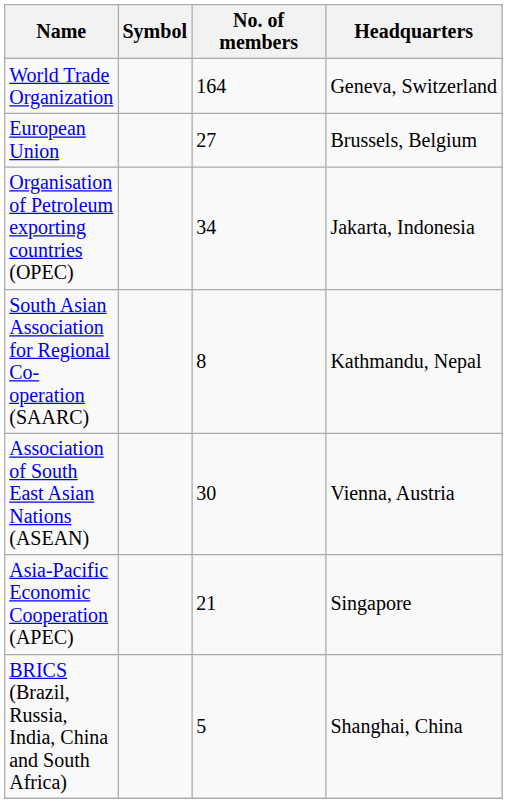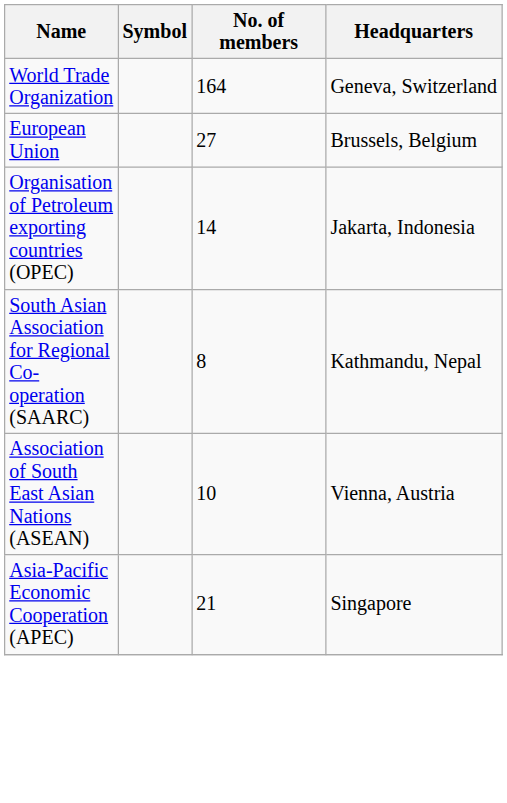(206, 228) 34 -> (206, 228) 14
(206, 493) 30 -> (206, 493) 10
- row: (59, 726)
